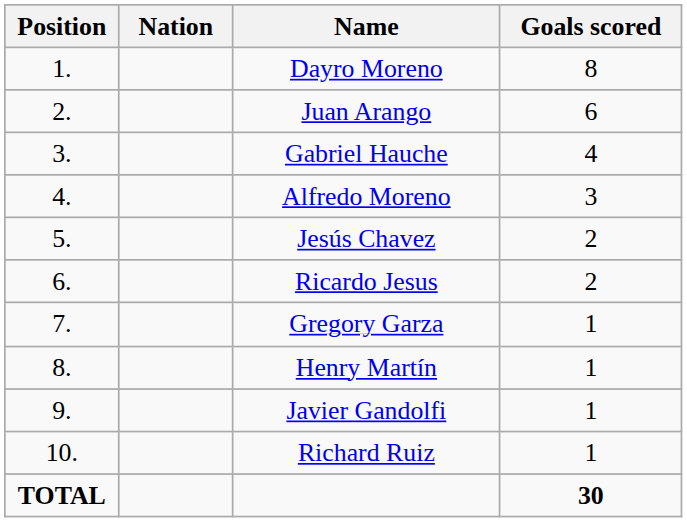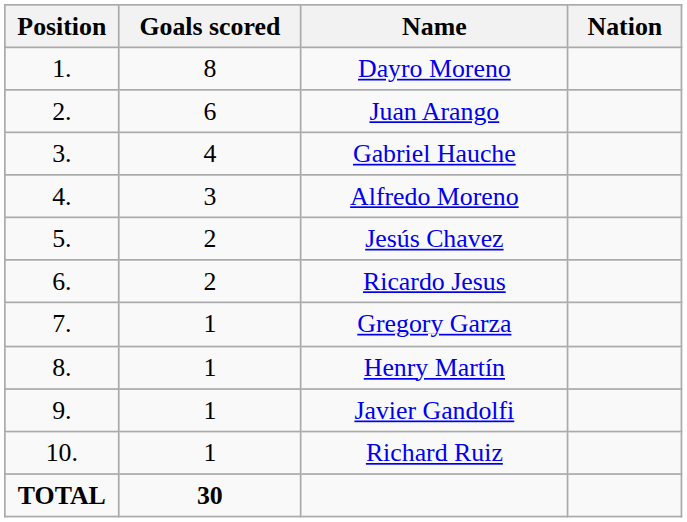columns swapped: (176, 25) <-> (591, 25)
